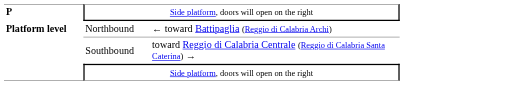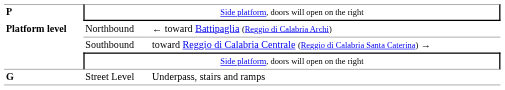+ row: (110, 77)
